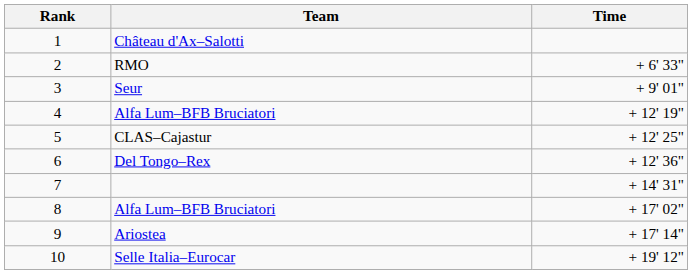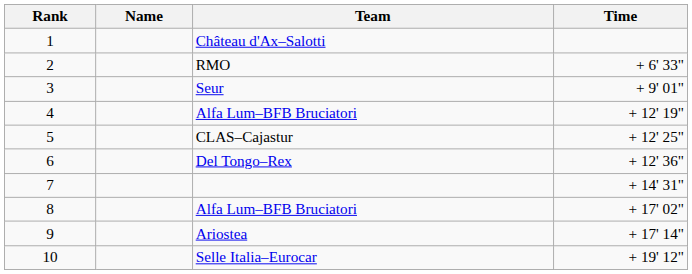+ column: (144, 16)
